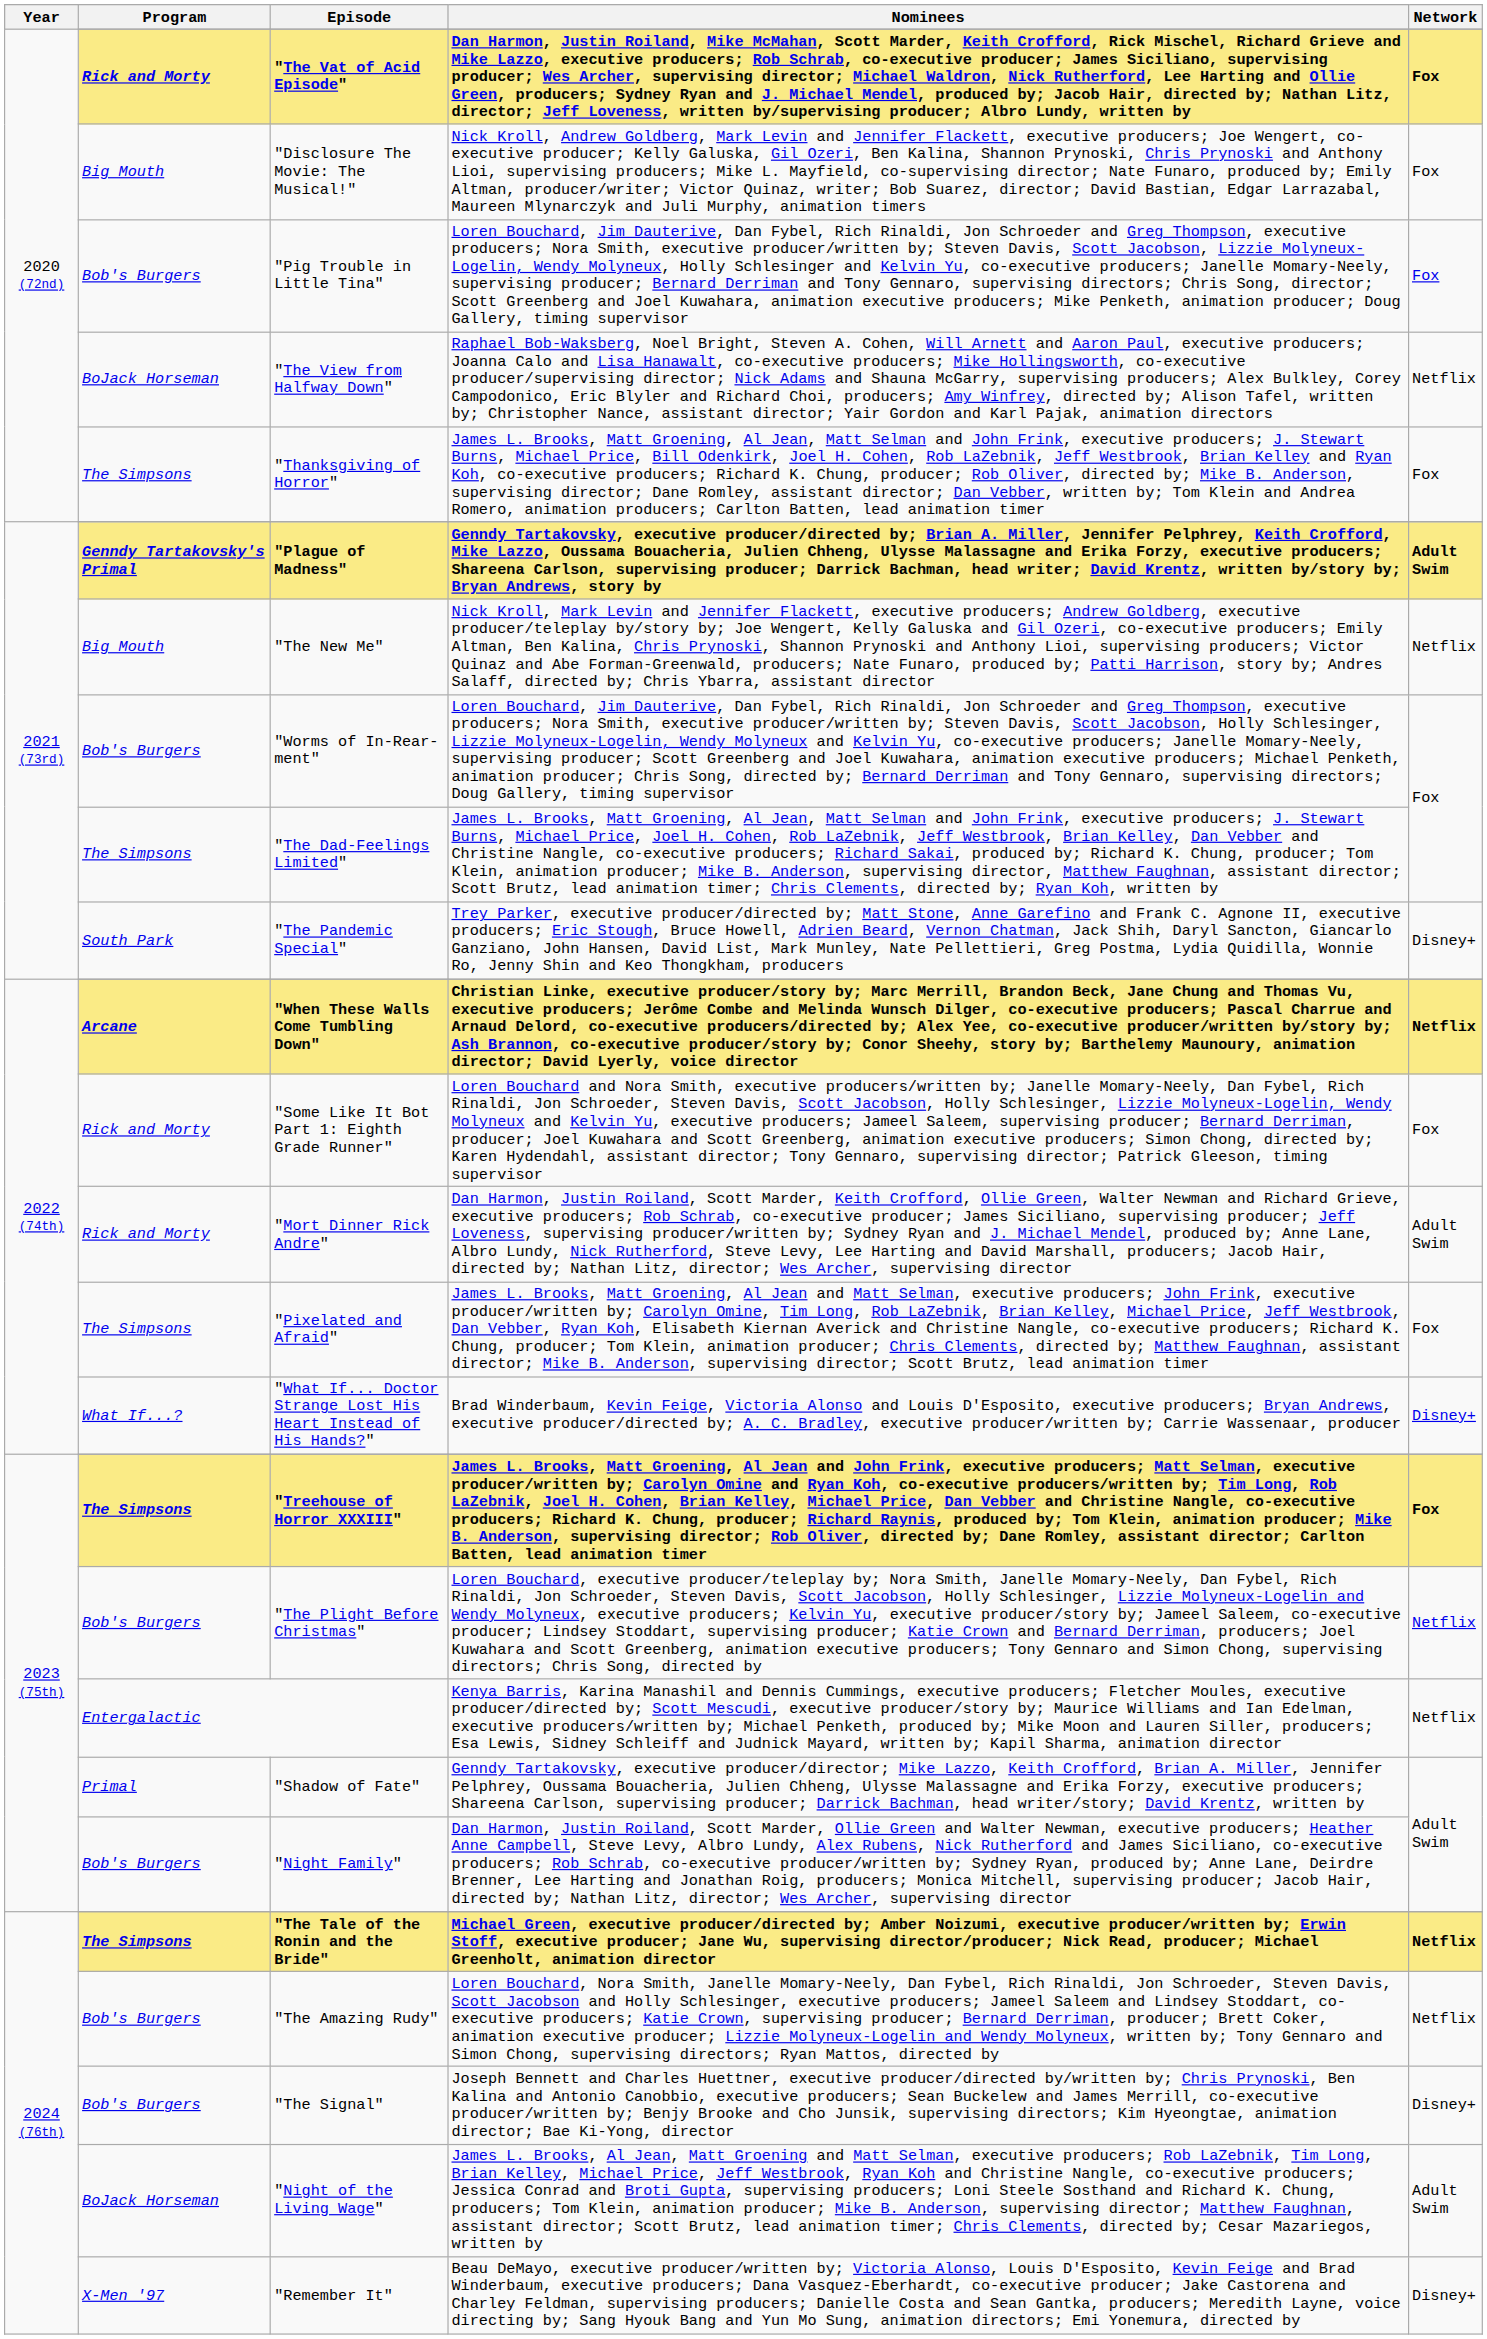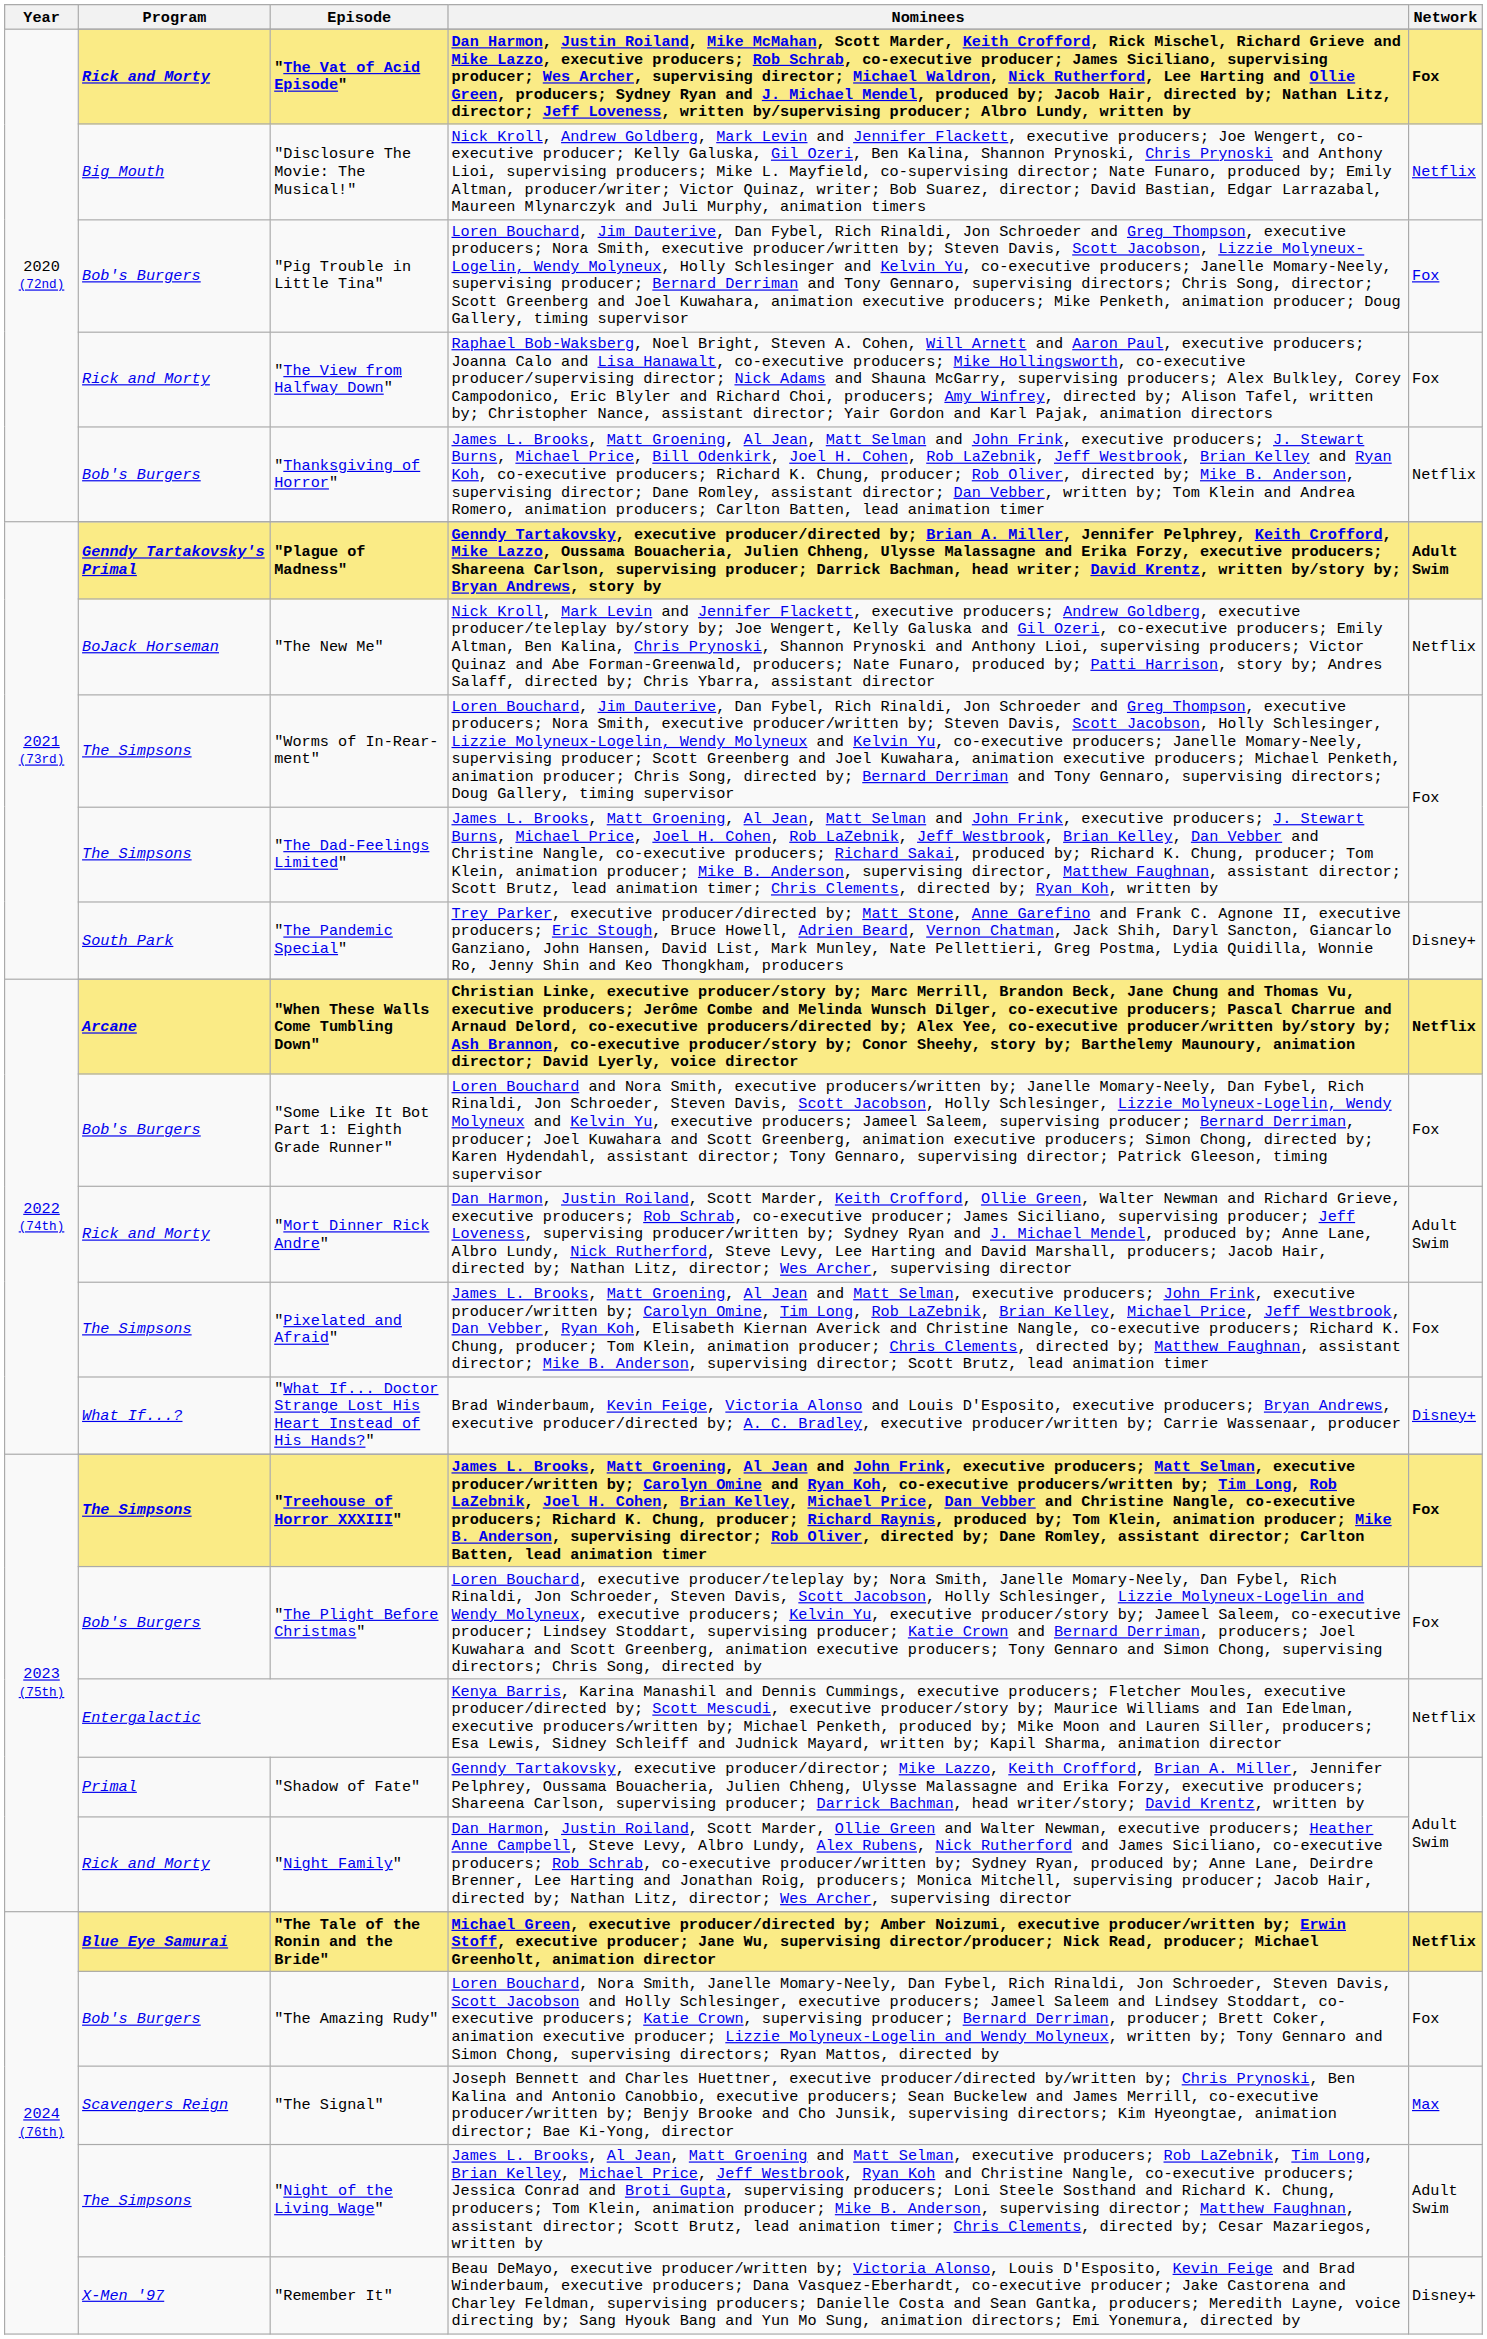(1426, 172) Fox -> (1444, 172) Netflix
(151, 379) BoJack Horseman -> (146, 379) Rick and Morty
(1444, 379) Netflix -> (1426, 379) Fox
(137, 474) The Simpsons -> (141, 474) Bob's Burgers
(1426, 474) Fox -> (1444, 474) Netflix
(123, 647) Big Mouth -> (151, 647) BoJack Horseman
(141, 751) Bob's Burgers -> (137, 751) The Simpsons
(146, 1131) Rick and Morty -> (141, 1131) Bob's Burgers
(1444, 1623) Netflix -> (1426, 1623) Fox
(141, 1864) Bob's Burgers -> (146, 1864) Rick and Morty
(137, 1942) The Simpsons -> (155, 1942) Blue Eye Samurai
(1444, 2019) Netflix -> (1426, 2019) Fox
(141, 2105) Bob's Burgers -> (155, 2105) Scavengers Reign
(1444, 2105) Disney+ -> (1426, 2105) Max
(151, 2200) BoJack Horseman -> (137, 2200) The Simpsons
